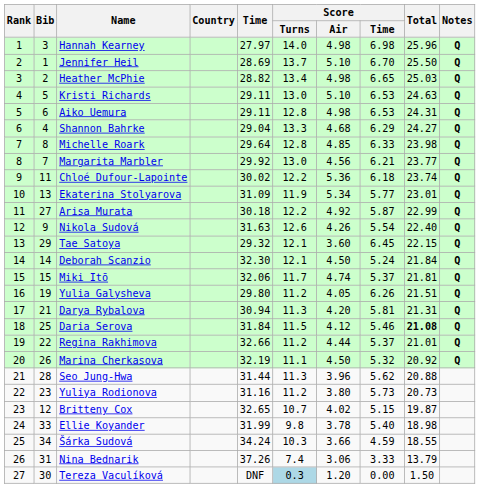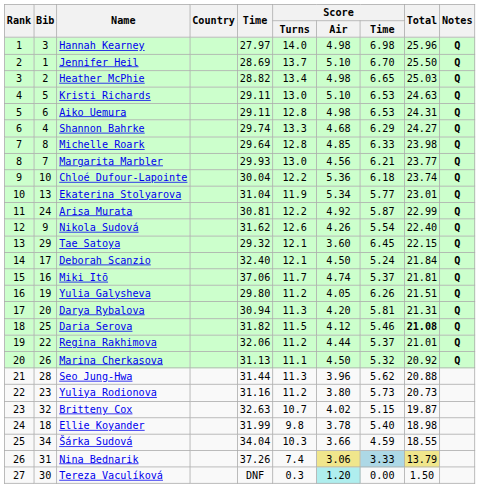(255, 128) 29.04 -> (255, 128) 29.74
(255, 161) 29.92 -> (255, 161) 29.93
(45, 178) 11 -> (45, 178) 10
(255, 178) 30.02 -> (255, 178) 30.04
(255, 194) 31.09 -> (255, 194) 31.04
(45, 211) 27 -> (45, 211) 24
(255, 211) 30.18 -> (255, 211) 30.81
(255, 227) 31.63 -> (255, 227) 31.62
(45, 261) 14 -> (45, 261) 17
(255, 261) 32.30 -> (255, 261) 32.40
(45, 277) 15 -> (45, 277) 16
(255, 277) 32.06 -> (255, 277) 37.06
(45, 310) 21 -> (45, 310) 20
(255, 327) 31.84 -> (255, 327) 31.82
(255, 343) 32.66 -> (255, 343) 32.06
(255, 360) 32.19 -> (255, 360) 31.13
(45, 409) 12 -> (45, 409) 32
(255, 409) 32.65 -> (255, 409) 32.63
(45, 426) 33 -> (45, 426) 18
(255, 442) 34.24 -> (255, 442) 34.04
(338, 459) no background -> (338, 459) khaki background
(382, 459) no background -> (382, 459) lightblue background
(422, 459) no background -> (422, 459) khaki background
(295, 475) lightblue background -> (295, 475) no background
(338, 475) no background -> (338, 475) paleturquoise background
